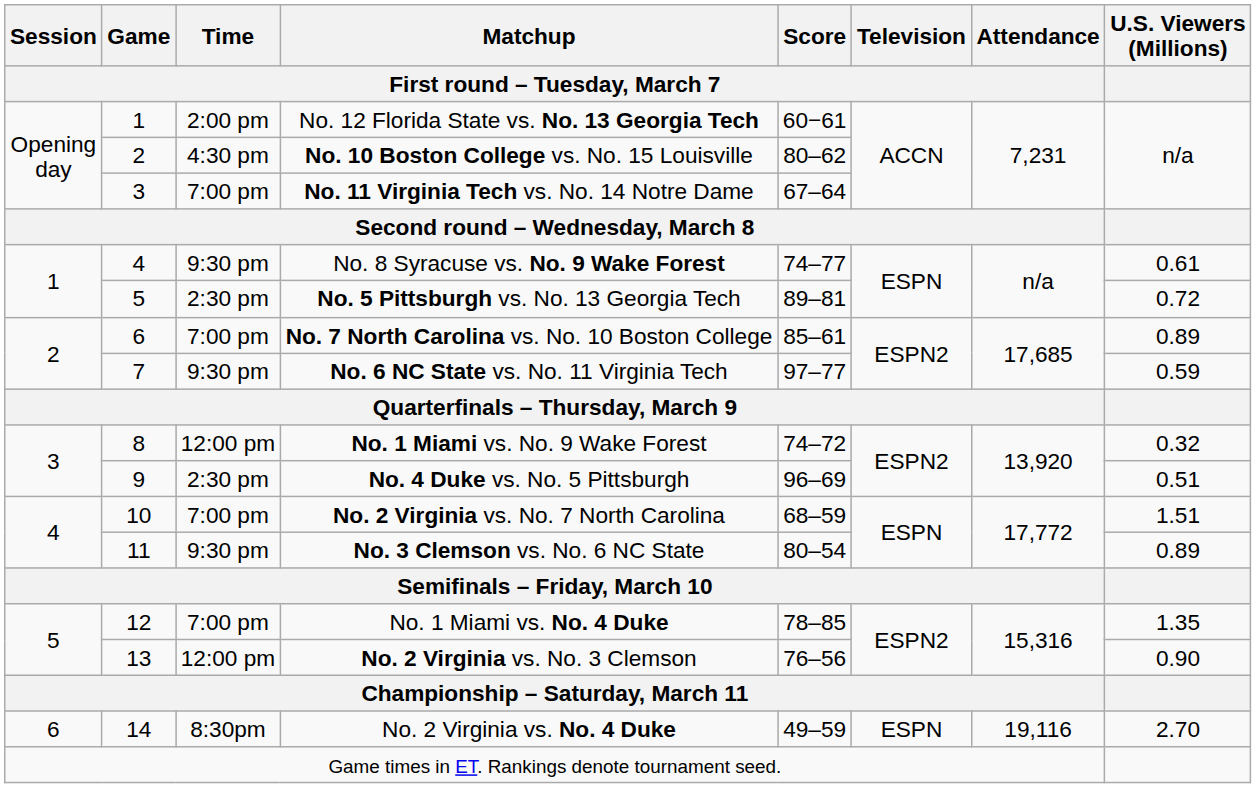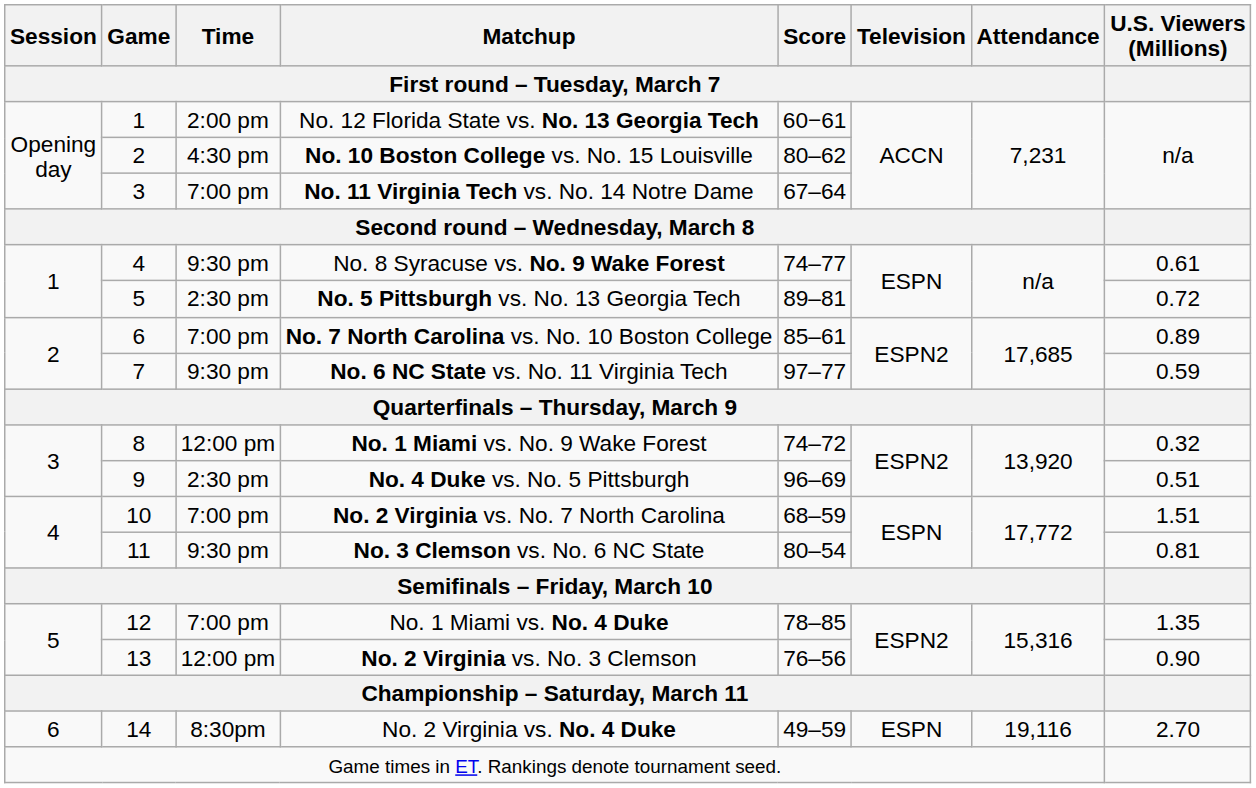(1178, 550) 0.89 -> (1178, 550) 0.81
